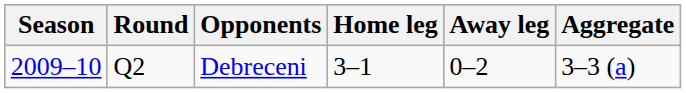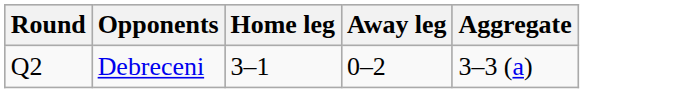- column: (56, 25)
